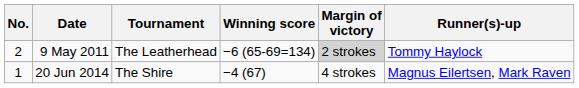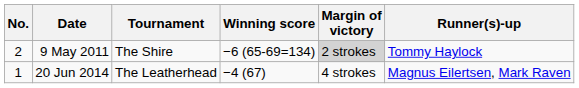(166, 51) The Leatherhead -> (144, 51) The Shire
(144, 73) The Shire -> (166, 73) The Leatherhead
